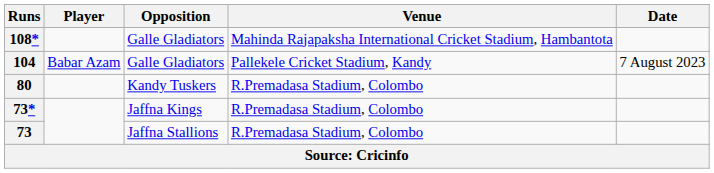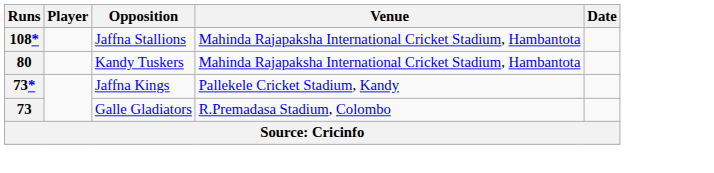(176, 39) Galle Gladiators -> (140, 39) Jaffna Stallions
- row: (24, 62)
(327, 86) R.Premadasa Stadium, Colombo -> (390, 62) Mahinda Rajapaksha International Cricket Stadium, Hambantota
(327, 109) R.Premadasa Stadium, Colombo -> (299, 86) Pallekele Cricket Stadium, Kandy
(173, 132) Jaffna Stallions -> (143, 109) Galle Gladiators
